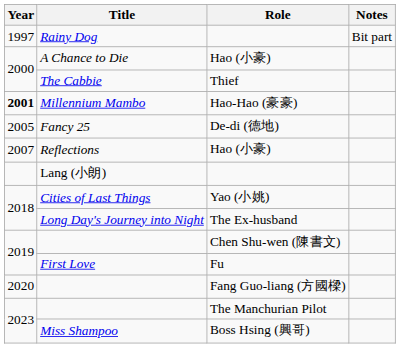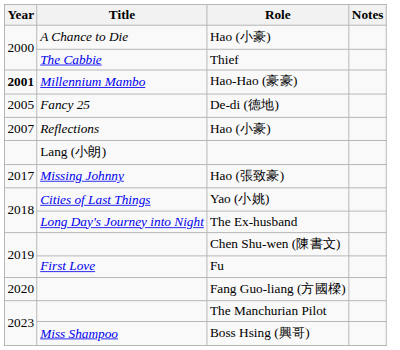- row: (69, 36)
+ row: (82, 176)
